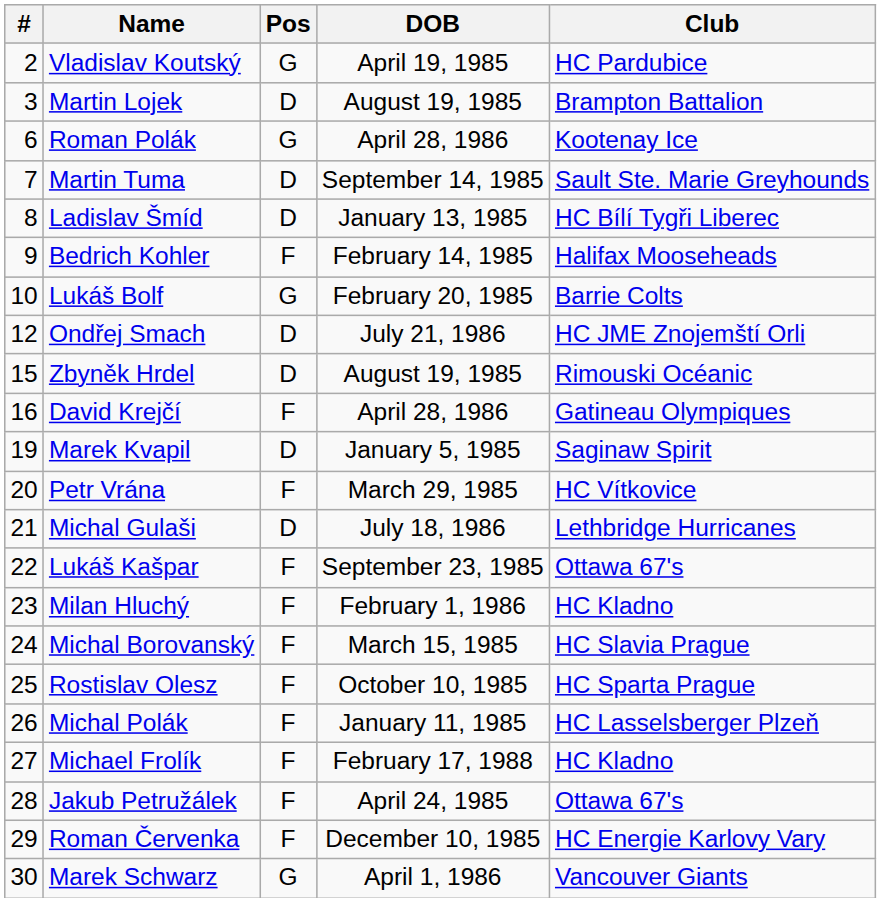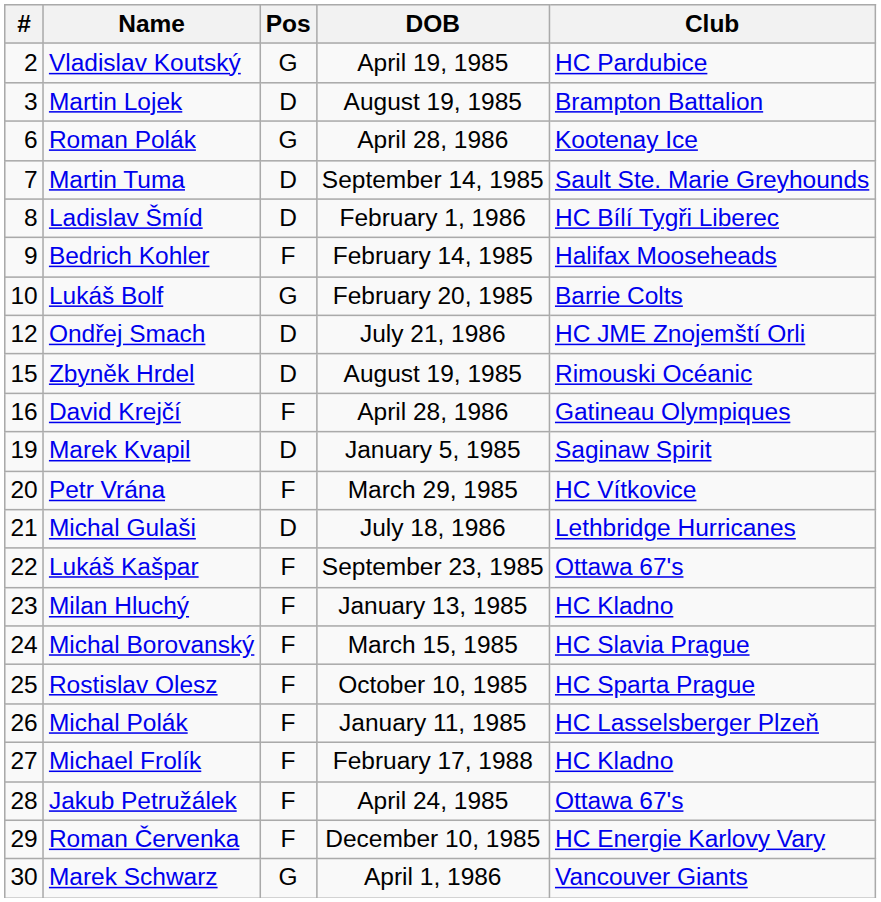(433, 218) January 13, 1985 -> (433, 218) February 1, 1986
(433, 606) February 1, 1986 -> (433, 606) January 13, 1985
